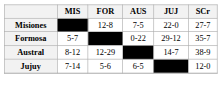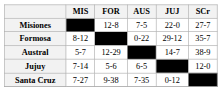(73, 39) 5-7 -> (80, 39) 8-12
(73, 52) 8-12 -> (80, 52) 5-7
+ row: (35, 80)
